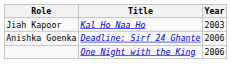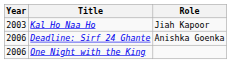columns swapped: (215, 11) <-> (41, 11)
